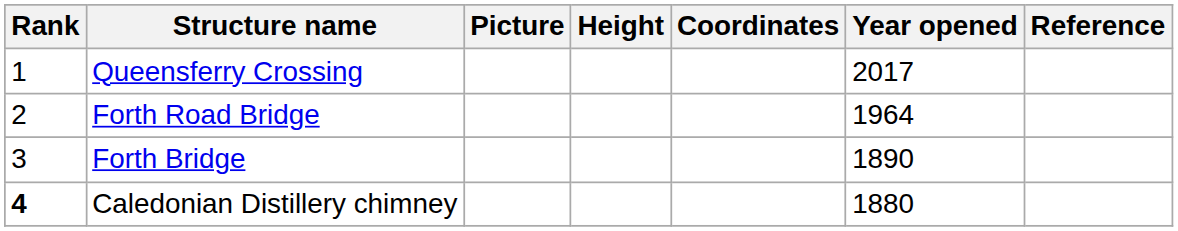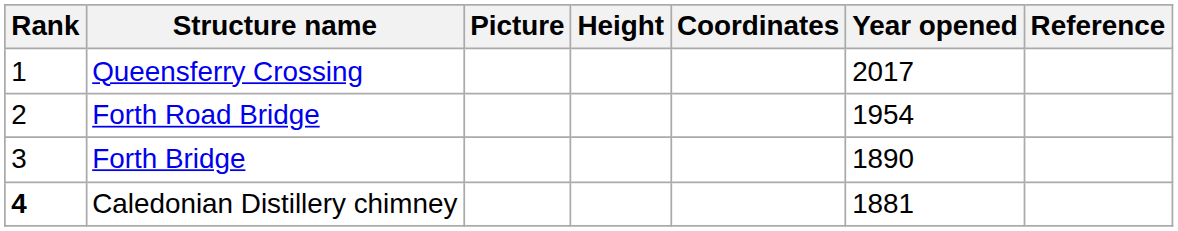(883, 114) 1964 -> (883, 114) 1954
(883, 203) 1880 -> (883, 203) 1881
